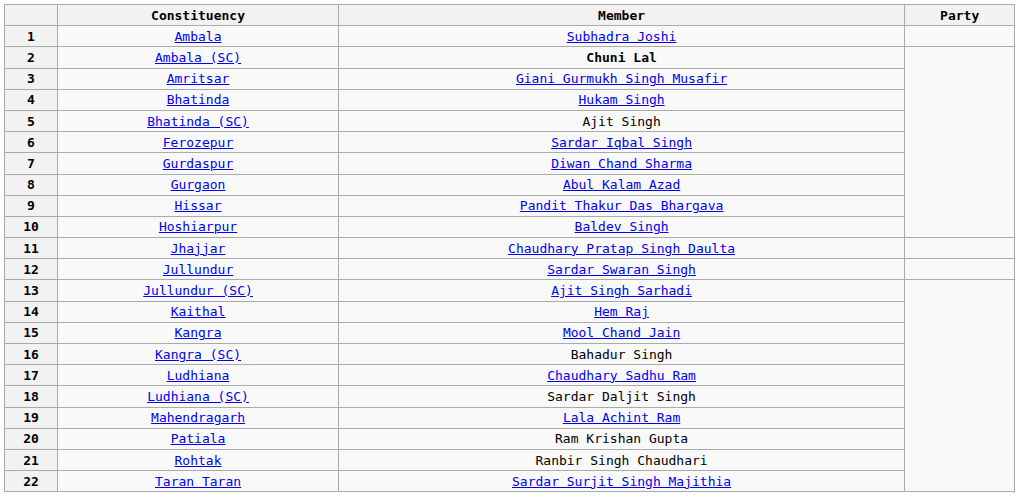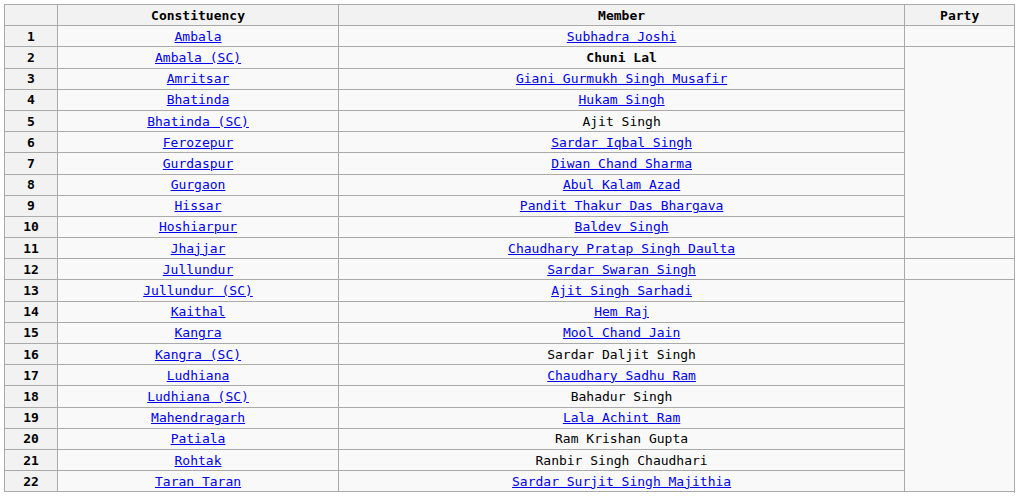(622, 354) Bahadur Singh -> (622, 354) Sardar Daljit Singh
(622, 396) Sardar Daljit Singh -> (622, 396) Bahadur Singh
